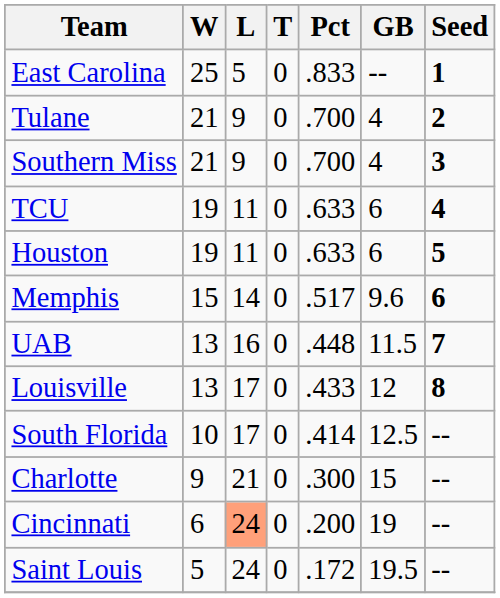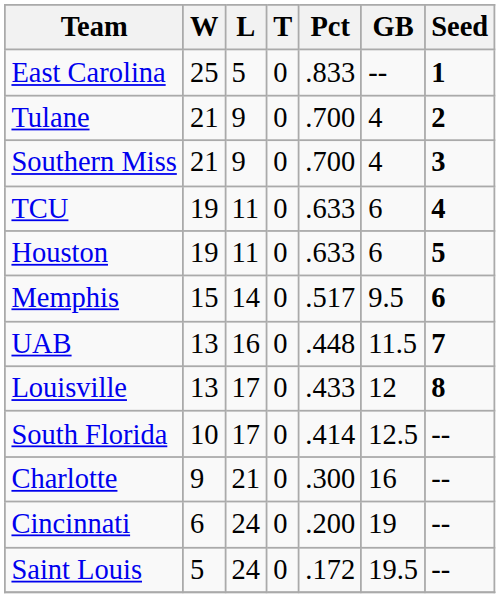(386, 298) 9.6 -> (386, 298) 9.5
(383, 478) 15 -> (383, 478) 16
(246, 523) lightsalmon background -> (246, 523) no background
